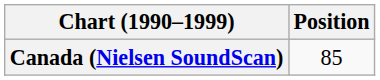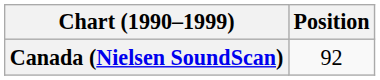(332, 57) 85 -> (332, 57) 92
